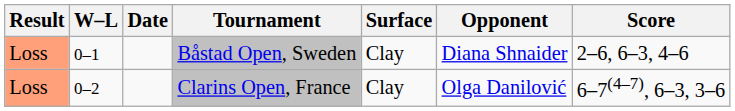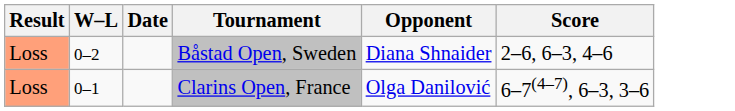- column: (399, 20)
(87, 54) 0–1 -> (87, 54) 0–2
(87, 89) 0–2 -> (87, 89) 0–1
